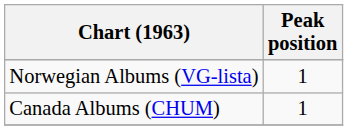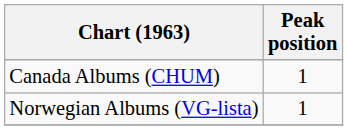rows swapped: (115, 108) <-> (134, 76)
